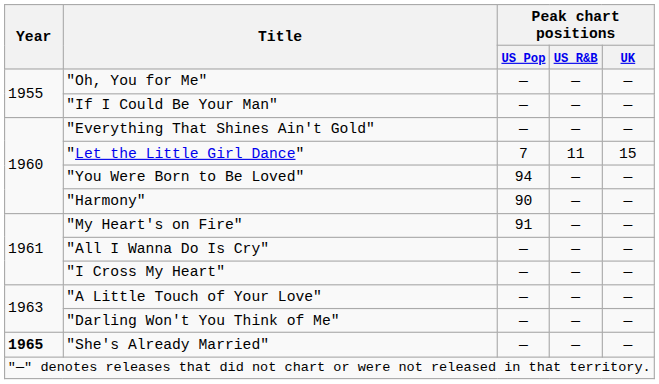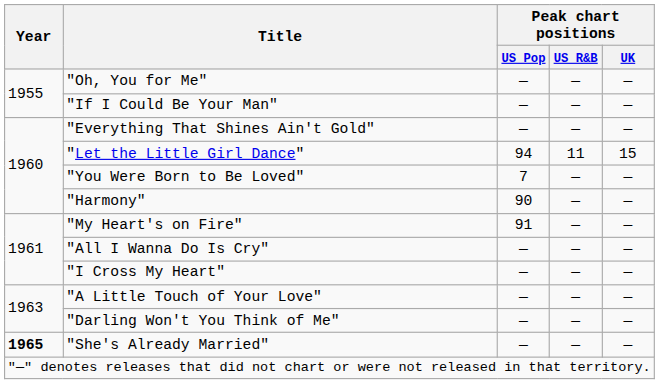(523, 153) 7 -> (523, 153) 94
(523, 177) 94 -> (523, 177) 7
